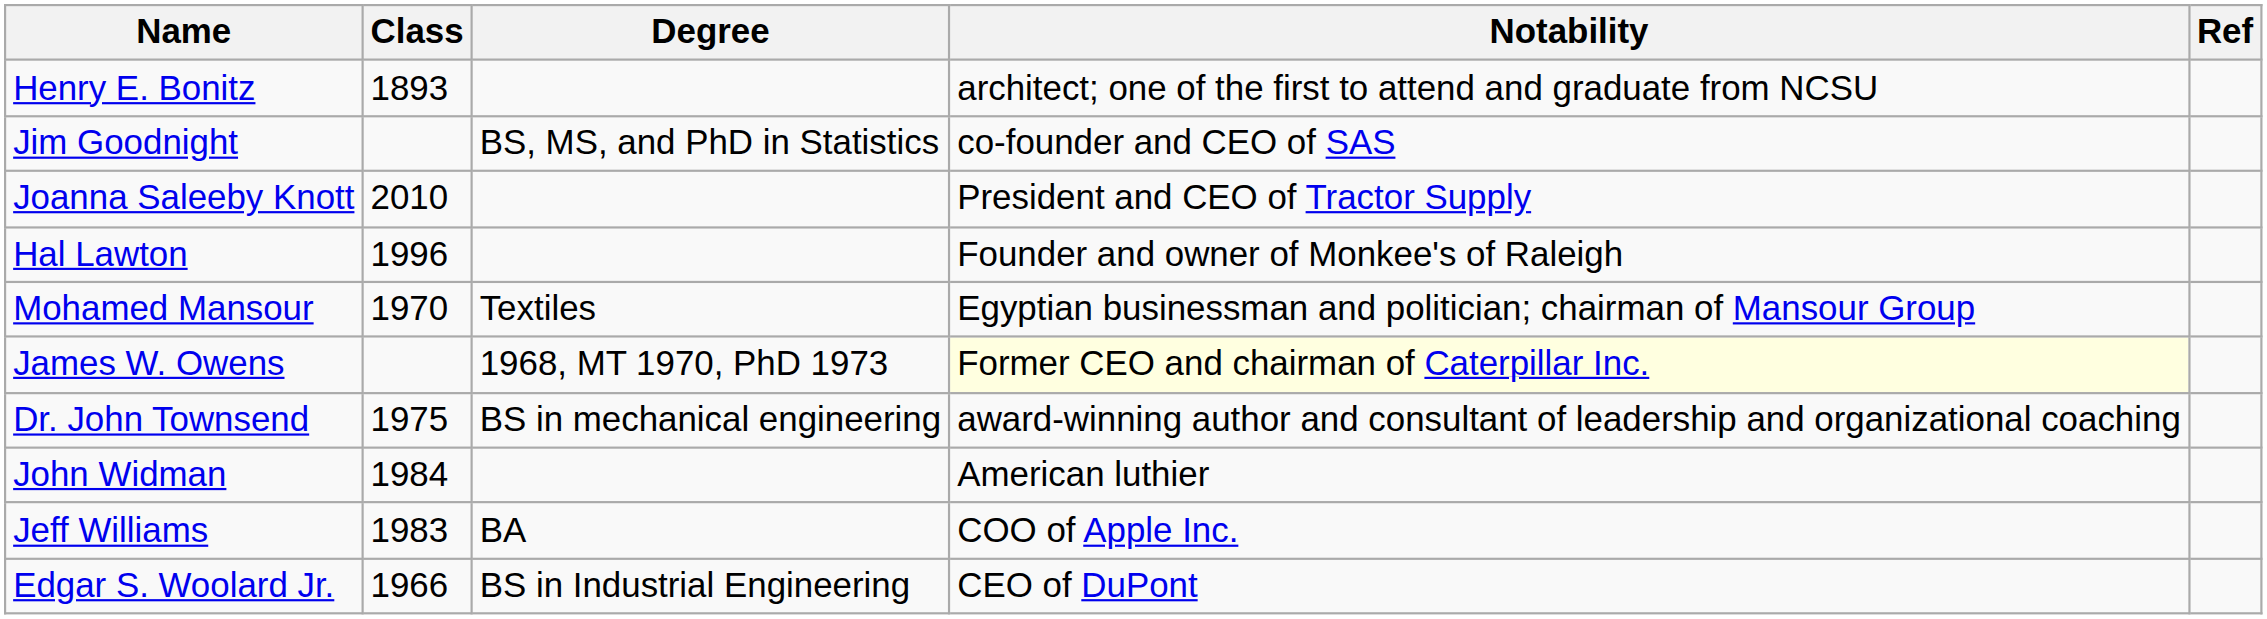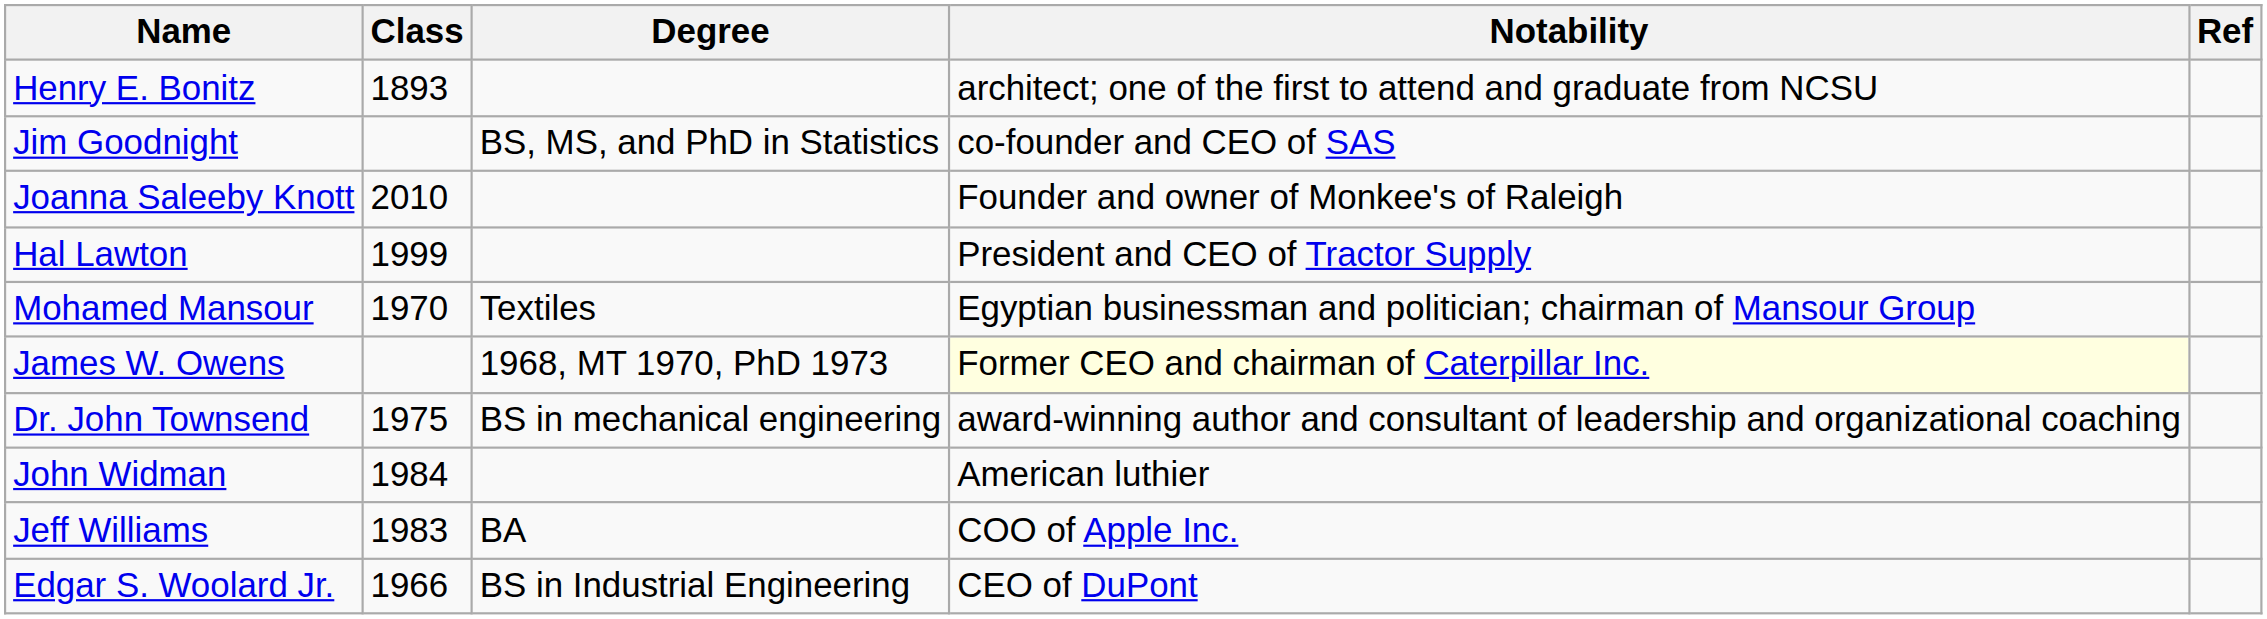(1244, 198) President and CEO of Tractor Supply -> (1290, 198) Founder and owner of Monkee's of Raleigh
(409, 253) 1996 -> (409, 253) 1999
(1290, 253) Founder and owner of Monkee's of Raleigh -> (1244, 253) President and CEO of Tractor Supply
